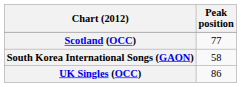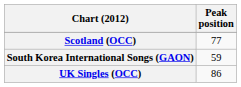(216, 57) 58 -> (216, 57) 59
